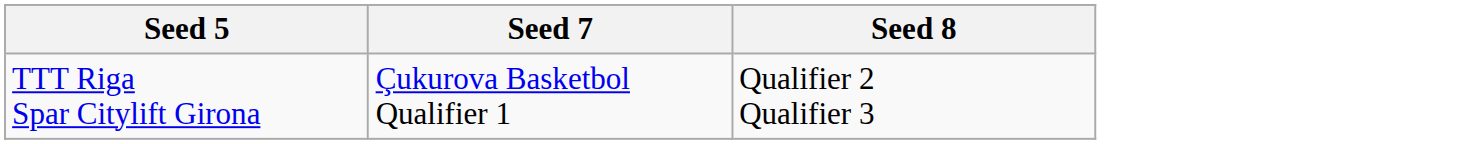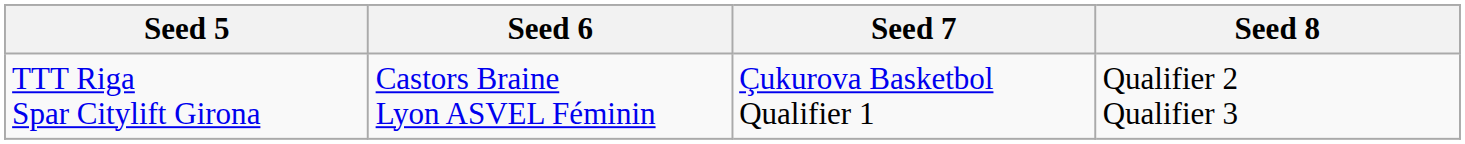+ column: (550, 29)
